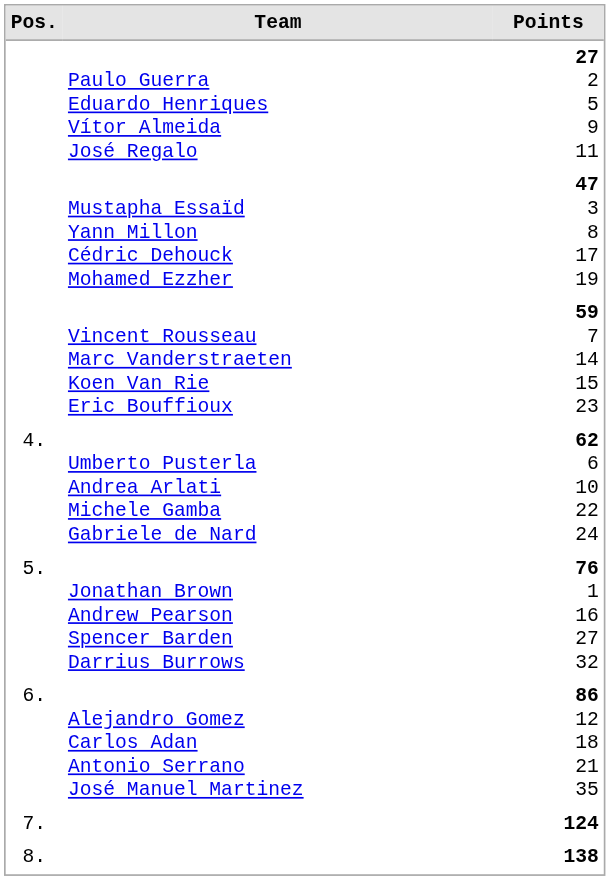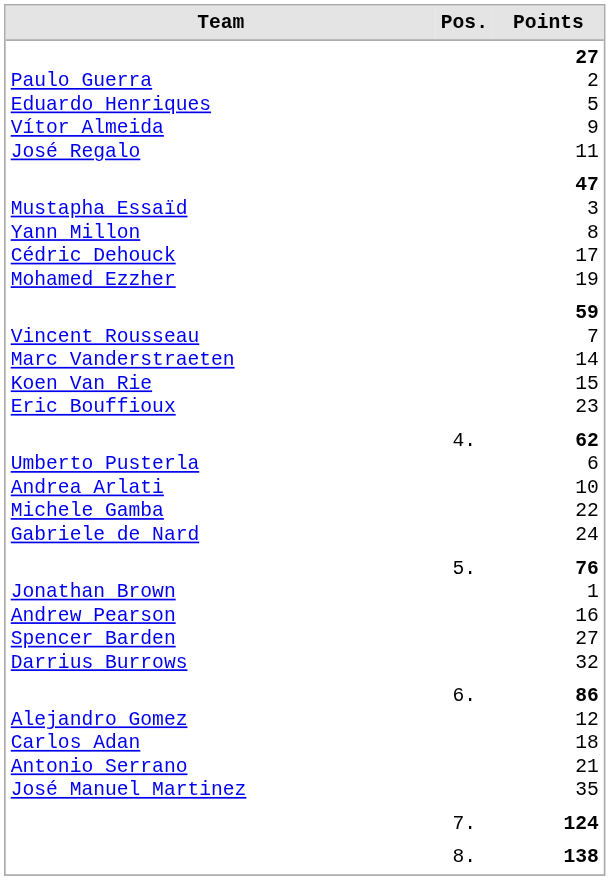columns swapped: (34, 22) <-> (278, 22)
